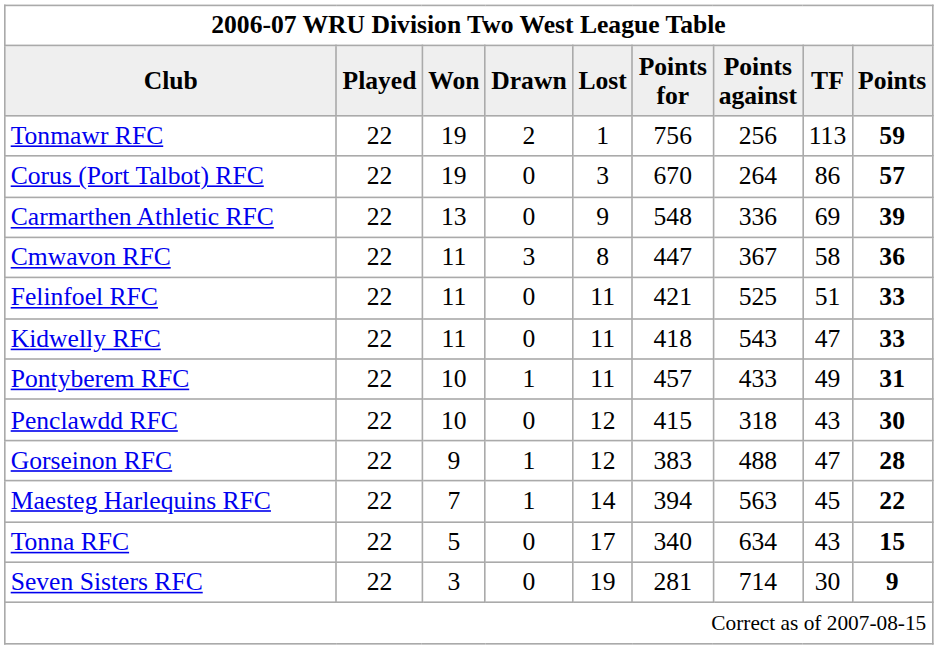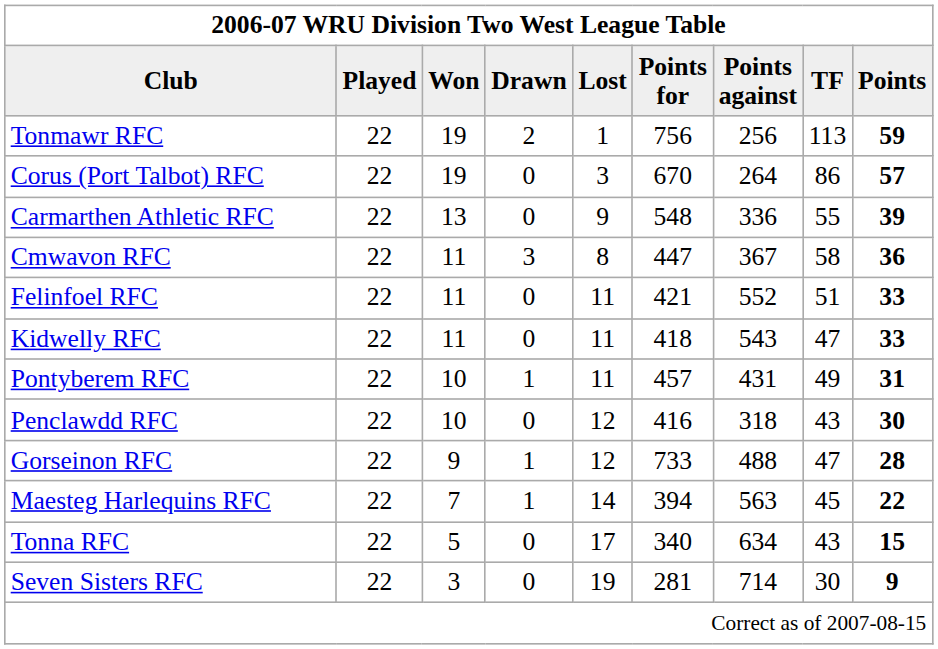(827, 216) 69 -> (827, 216) 55
(758, 297) 525 -> (758, 297) 552
(758, 378) 433 -> (758, 378) 431
(673, 419) 415 -> (673, 419) 416
(673, 460) 383 -> (673, 460) 733
